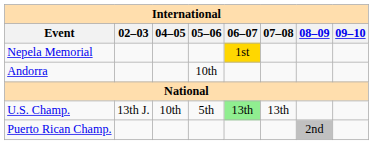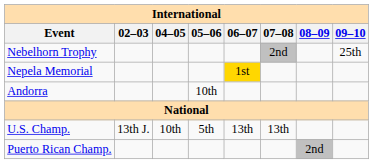+ row: (52, 52)
(242, 110) lightgreen background -> (242, 129) no background
